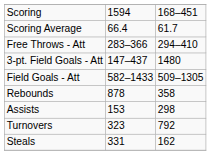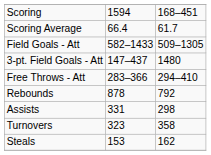rows swapped: (43, 77) <-> (46, 45)
(166, 93) 358 -> (166, 93) 792
(116, 110) 153 -> (116, 110) 331
(166, 126) 792 -> (166, 126) 358
(116, 142) 331 -> (116, 142) 153
